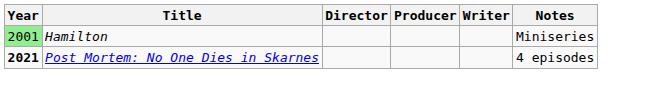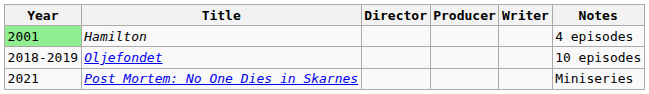(555, 36) Miniseries -> (594, 36) 4 episodes
+ row: (123, 57)
(23, 57) bold -> (23, 79) normal
(555, 57) 4 episodes -> (594, 79) Miniseries
